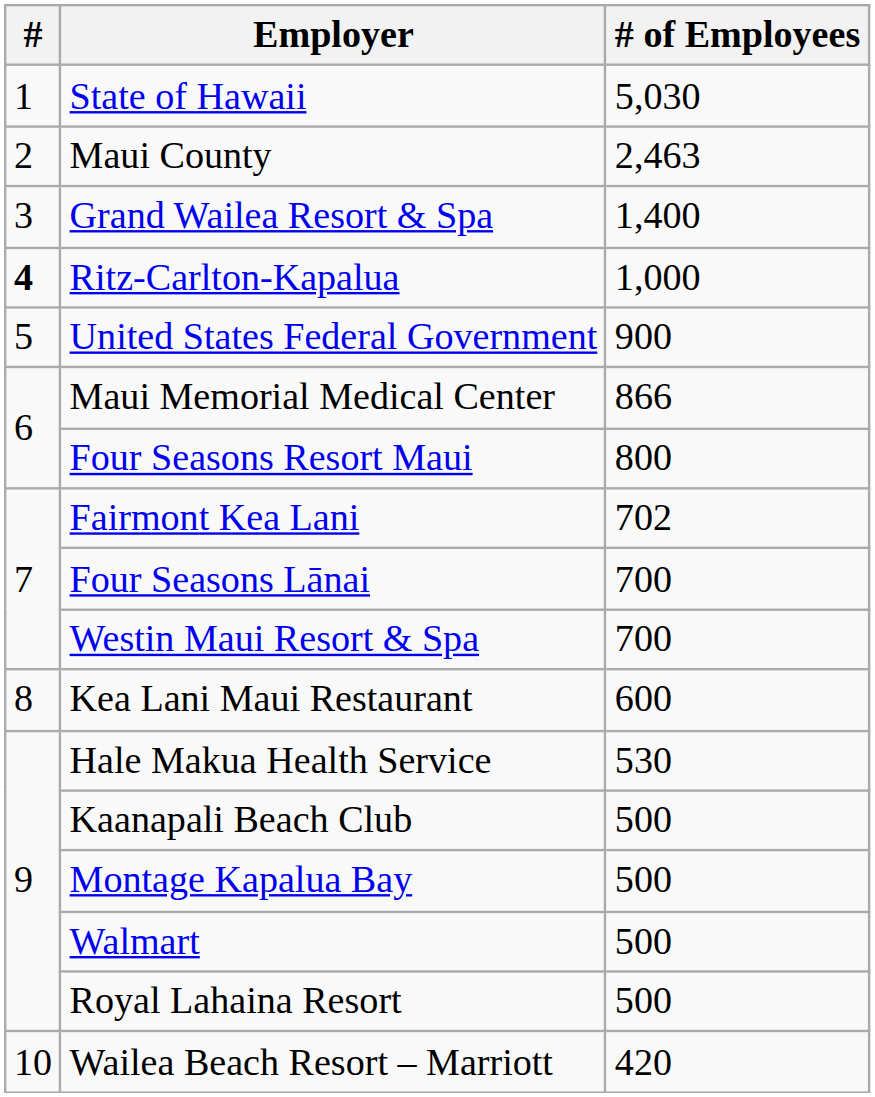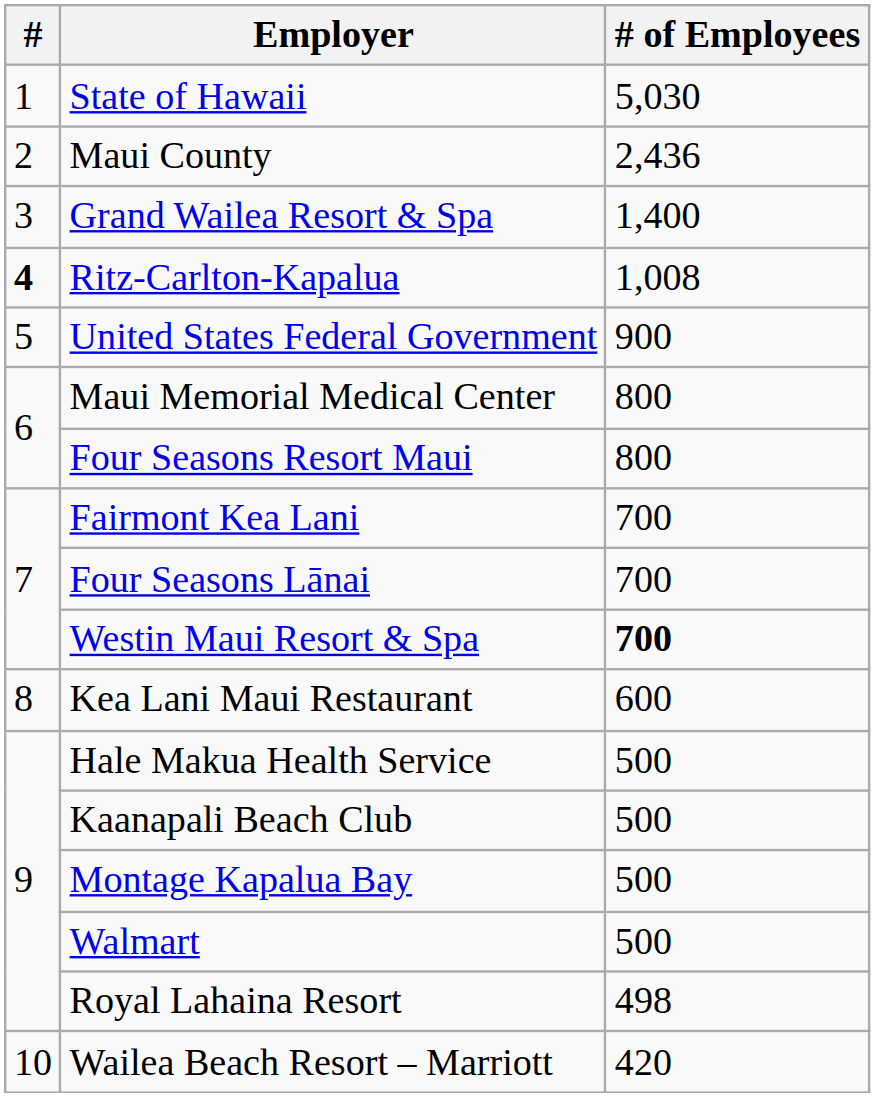(658, 155) 2,463 -> (658, 155) 2,436
(658, 276) 1,000 -> (658, 276) 1,008
(643, 397) 866 -> (643, 397) 800
(643, 517) 702 -> (643, 517) 700
(643, 638) normal -> (643, 638) bold
(643, 759) 530 -> (643, 759) 500
(643, 1000) 500 -> (643, 1000) 498
